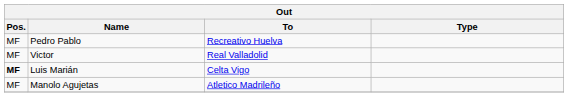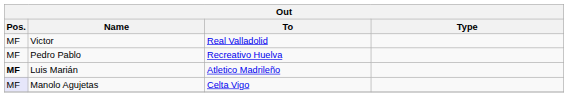rows swapped: (42, 56) <-> (56, 41)
(228, 70) Celta Vigo -> (244, 70) Atletico Madrileño
(13, 85) no background -> (13, 85) lavender background
(244, 85) Atletico Madrileño -> (228, 85) Celta Vigo
